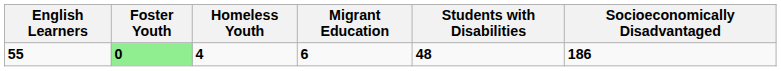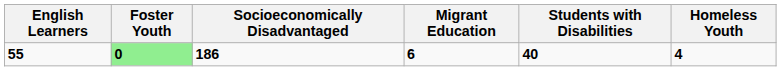columns swapped: (245, 23) <-> (670, 23)
(424, 54) 48 -> (530, 54) 40
